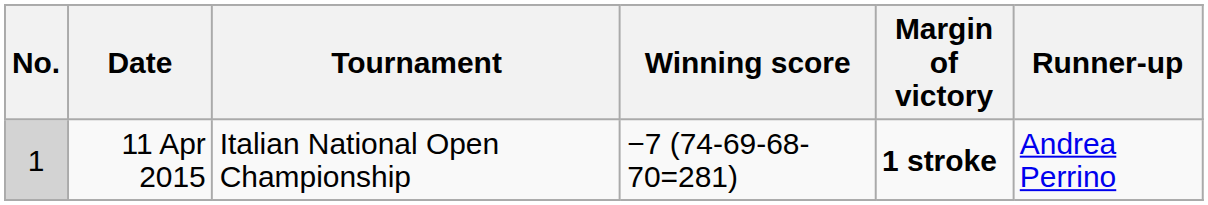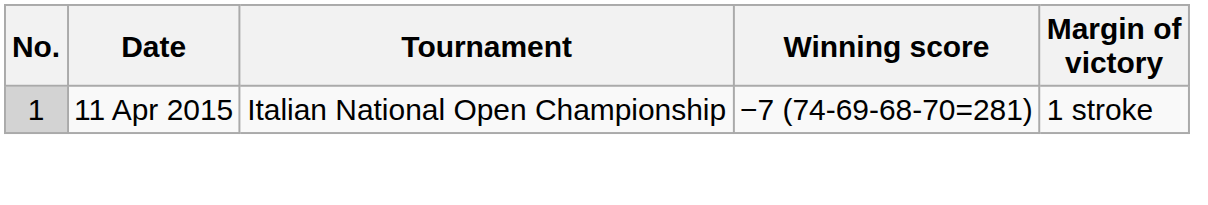- column: (1108, 62)
(939, 160) bold -> (1100, 110) normal
